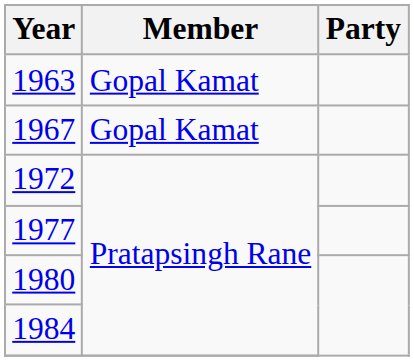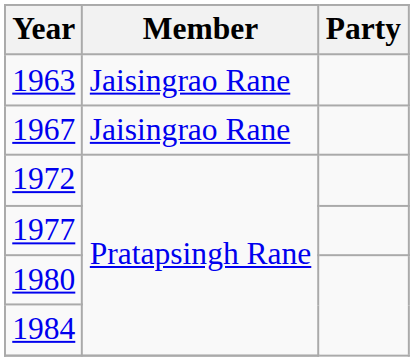(174, 79) Gopal Kamat -> (190, 79) Jaisingrao Rane
(174, 129) Gopal Kamat -> (190, 129) Jaisingrao Rane
